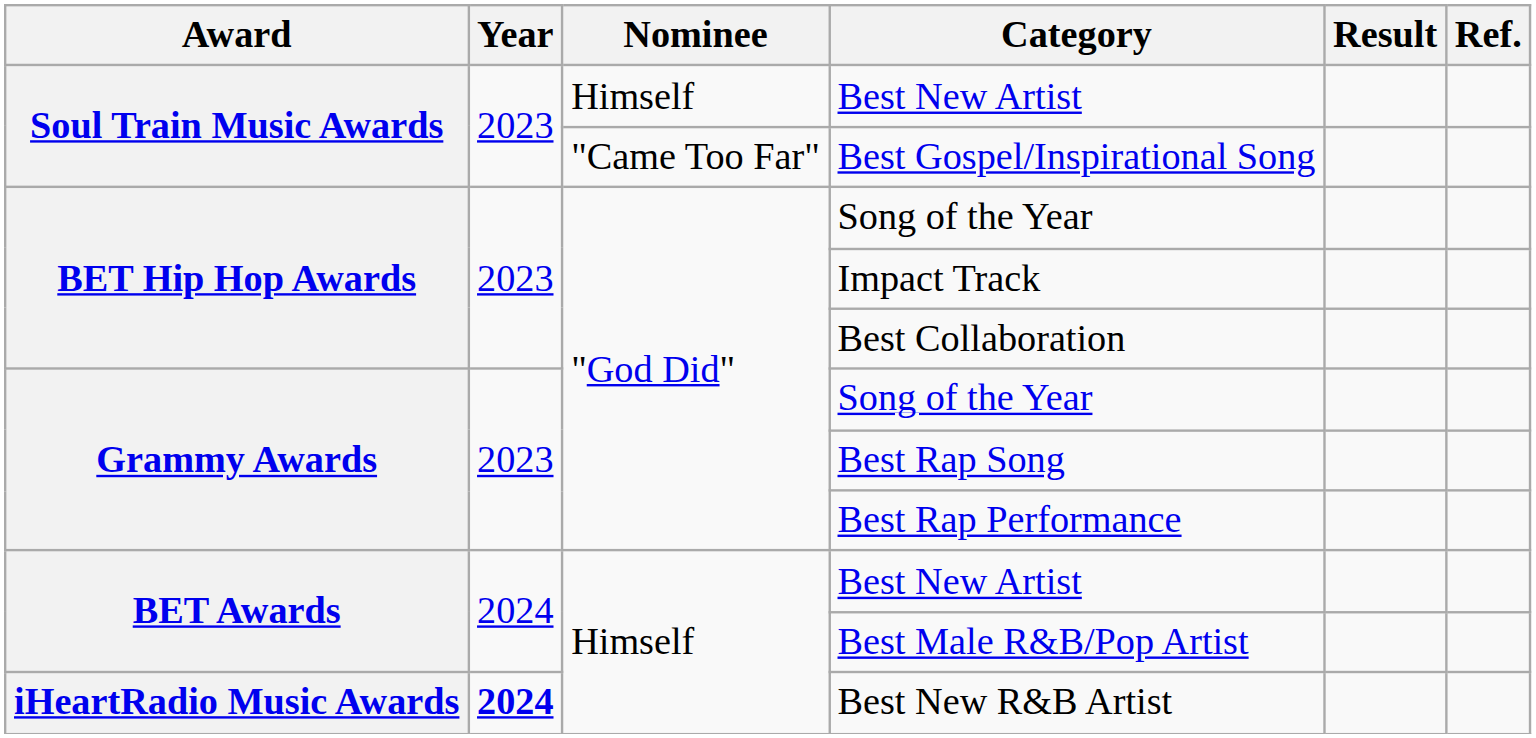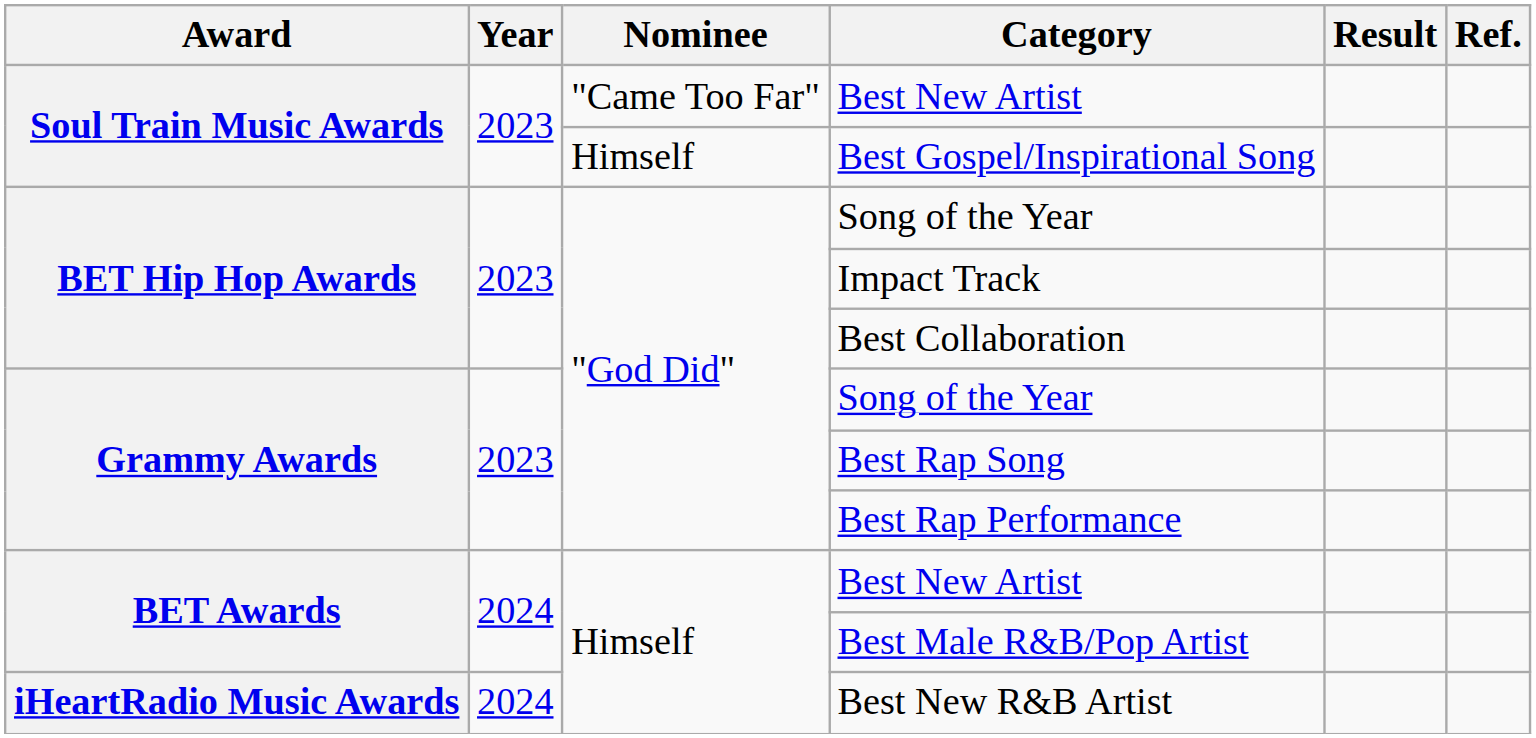(633, 95) Himself -> (696, 95) "Came Too Far"
(696, 156) "Came Too Far" -> (633, 156) Himself
(515, 701) bold -> (515, 701) normal
